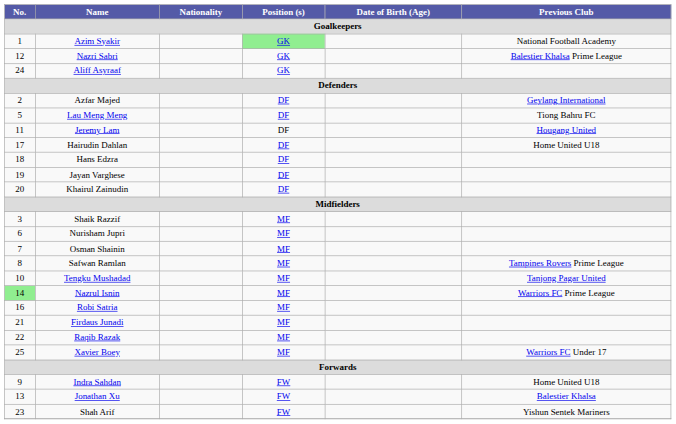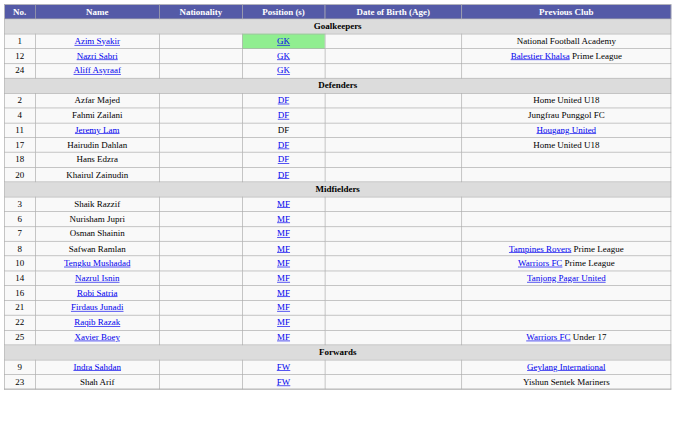(566, 100) Geylang International -> (566, 100) Home United U18
+ row: (97, 115)
- row: (97, 115)
- row: (97, 174)
(566, 278) Tanjong Pagar United -> (566, 263) Warriors FC Prime League
(20, 292) lightgreen background -> (20, 278) no background
(566, 292) Warriors FC Prime League -> (566, 278) Tanjong Pagar United
(566, 381) Home United U18 -> (566, 366) Geylang International
- row: (97, 396)
